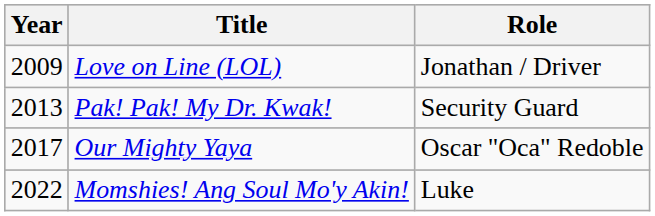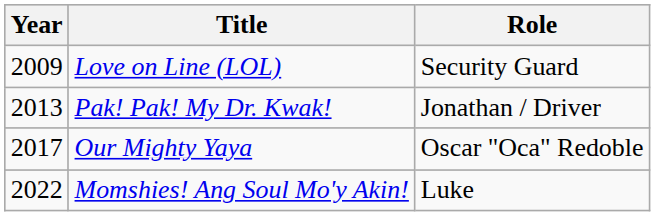(511, 66) Jonathan / Driver -> (500, 66) Security Guard
(500, 107) Security Guard -> (511, 107) Jonathan / Driver
